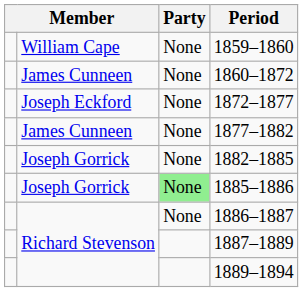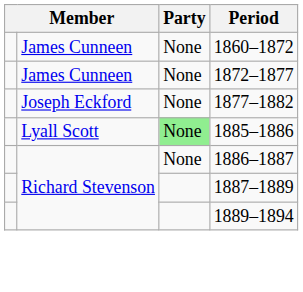- row: (254, 46)
(76, 103) Joseph Eckford -> (77, 74) James Cunneen
(77, 131) James Cunneen -> (76, 103) Joseph Eckford
- row: (254, 159)
(75, 187) Joseph Gorrick -> (60, 131) Lyall Scott
